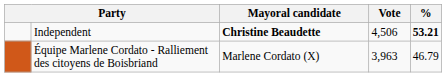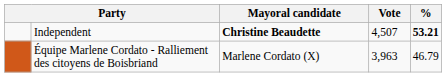(384, 31) 4,506 -> (384, 31) 4,507
